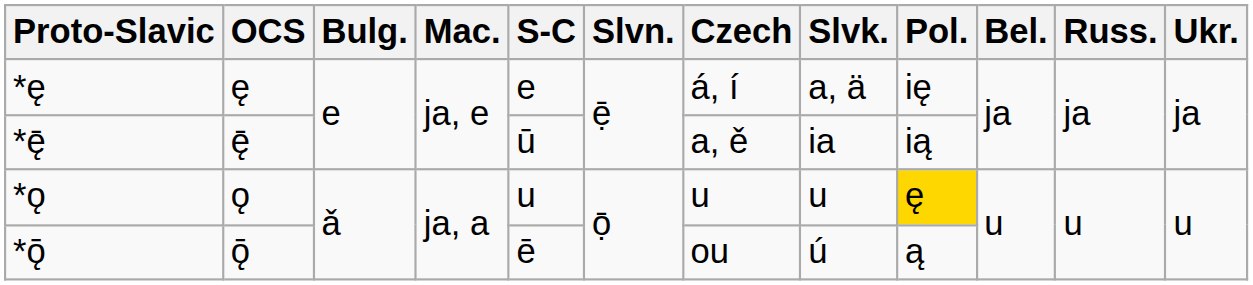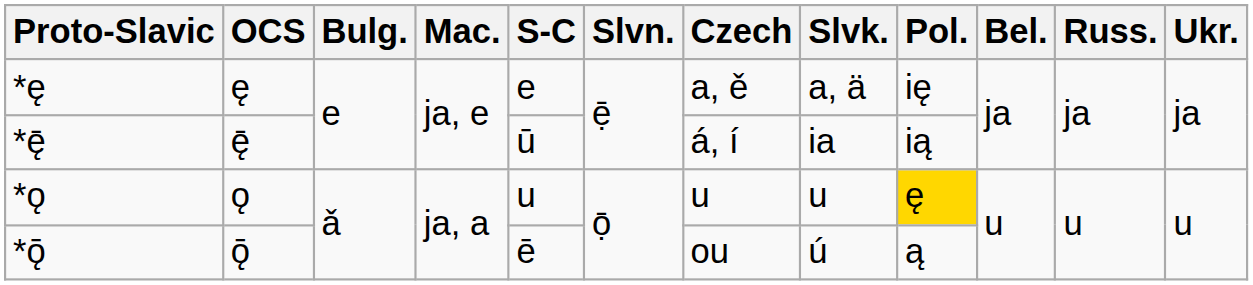(715, 86) á, í -> (719, 86) a, ě
(719, 141) a, ě -> (715, 141) á, í
